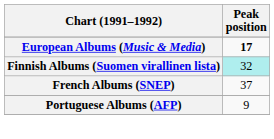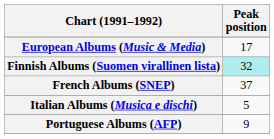(246, 47) bold -> (246, 47) normal
+ row: (114, 104)
